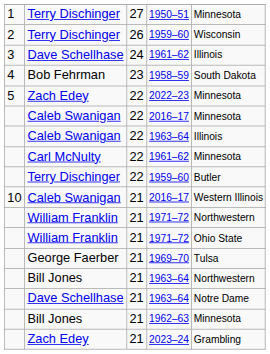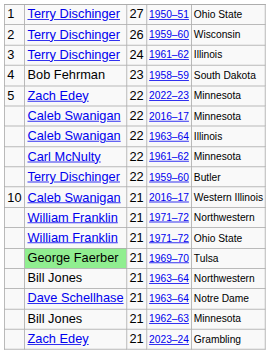(217, 15) Minnesota -> (218, 15) Ohio State
(76, 55) Dave Schellhase -> (74, 55) Terry Dischinger
(73, 258) no background -> (73, 258) lightgreen background
